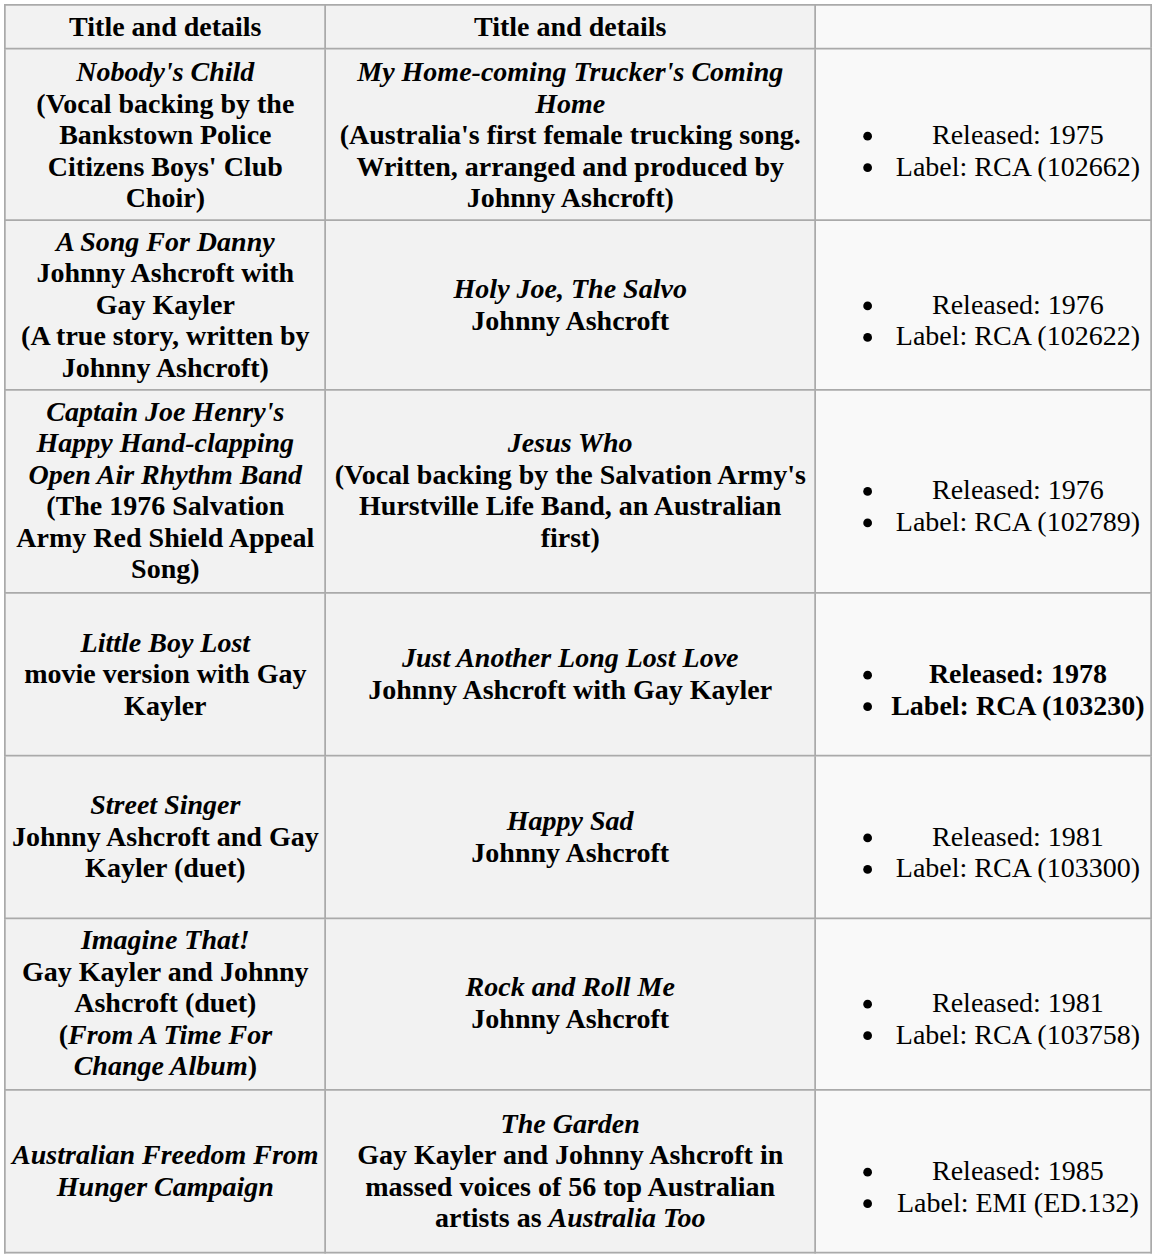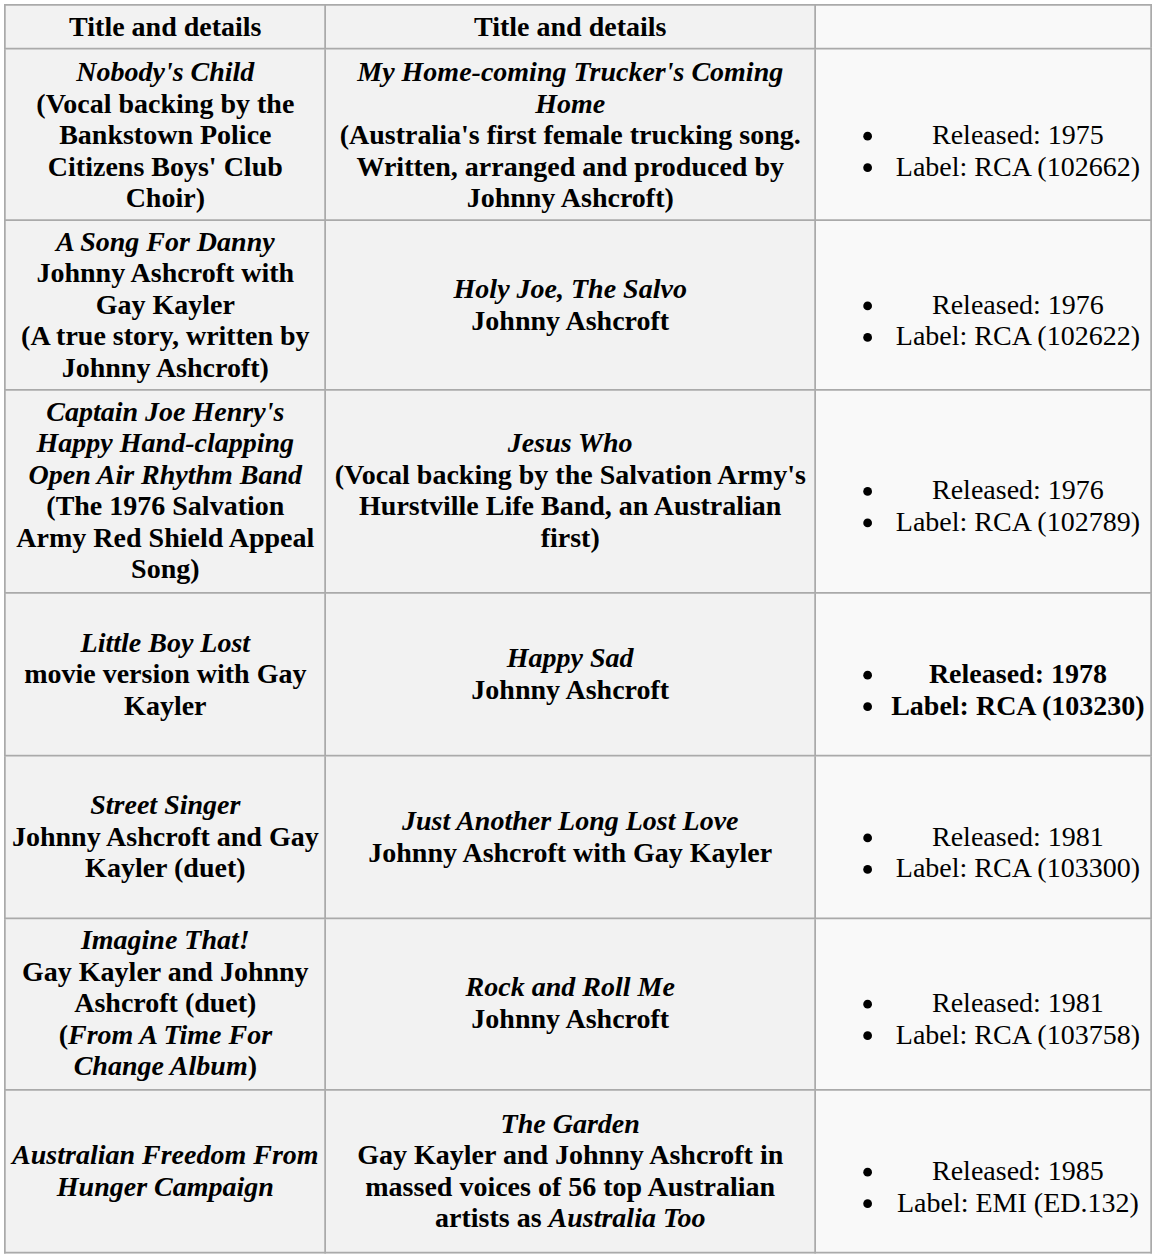(570, 673) Just Another Long Lost Love Johnny Ashcroft with Gay Kayler -> (570, 673) Happy Sad Johnny Ashcroft
(570, 836) Happy Sad Johnny Ashcroft -> (570, 836) Just Another Long Lost Love Johnny Ashcroft with Gay Kayler
